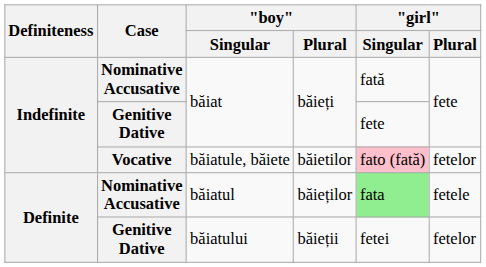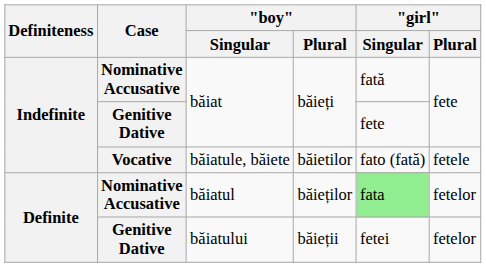(393, 159) pink background -> (393, 159) no background
(454, 159) fetelor -> (451, 159) fetele
(451, 194) fetele -> (454, 194) fetelor
